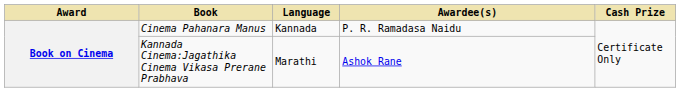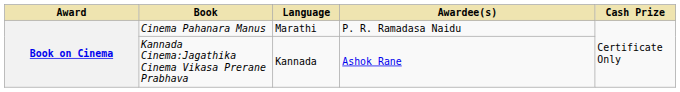(296, 29) Kannada -> (296, 29) Marathi
(296, 62) Marathi -> (296, 62) Kannada
